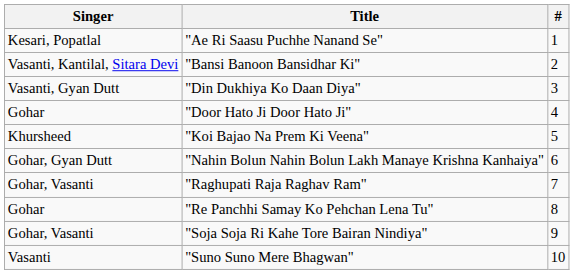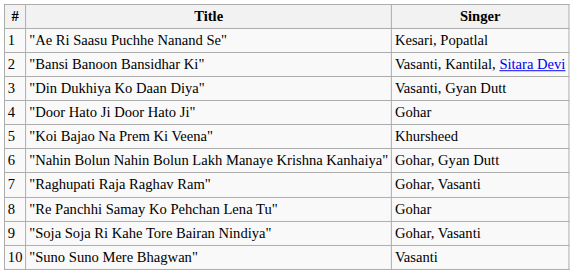columns swapped: (558, 16) <-> (93, 16)
